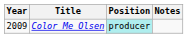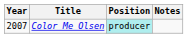(17, 26) 2009 -> (17, 26) 2007
